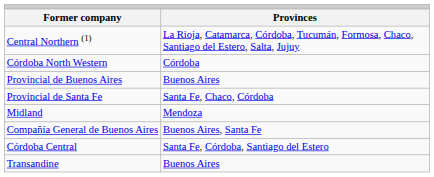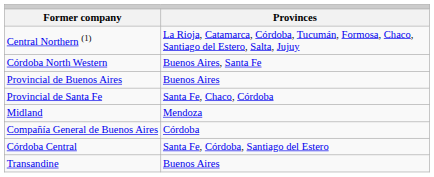(181, 63) Córdoba -> (212, 63) Buenos Aires, Santa Fe
(212, 130) Buenos Aires, Santa Fe -> (181, 130) Córdoba
